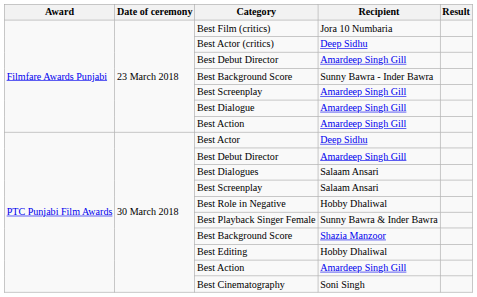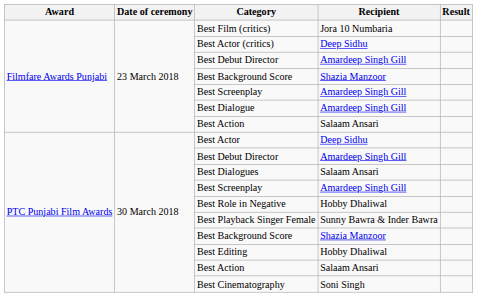(377, 76) Sunny Bawra - Inder Bawra -> (353, 76) Shazia Manzoor
(363, 124) Amardeep Singh Gill -> (349, 124) Salaam Ansari
(349, 188) Salaam Ansari -> (363, 188) Amardeep Singh Gill
(363, 268) Amardeep Singh Gill -> (349, 268) Salaam Ansari
